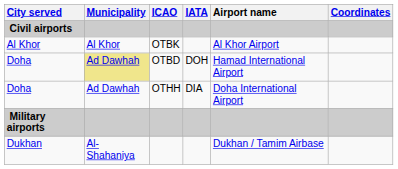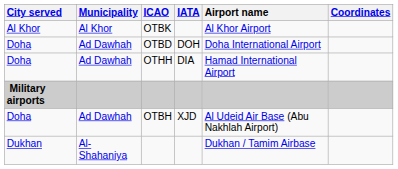- row: (39, 28)
(113, 61) khaki background -> (105, 45) no background
(259, 67) Hamad International Airport -> (263, 45) Doha International Airport
(255, 94) Doha International Airport -> (251, 67) Hamad International Airport
+ row: (19, 116)
